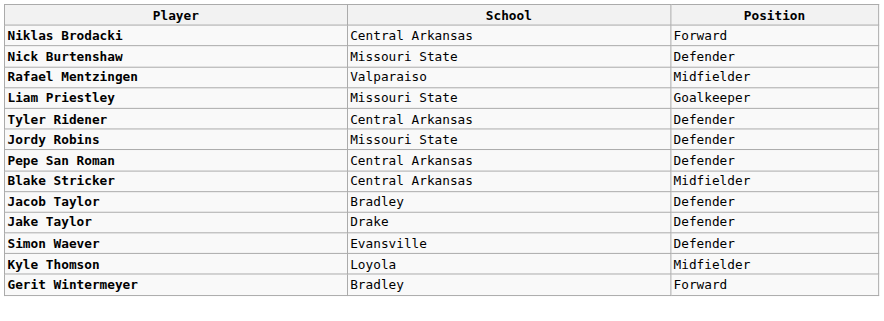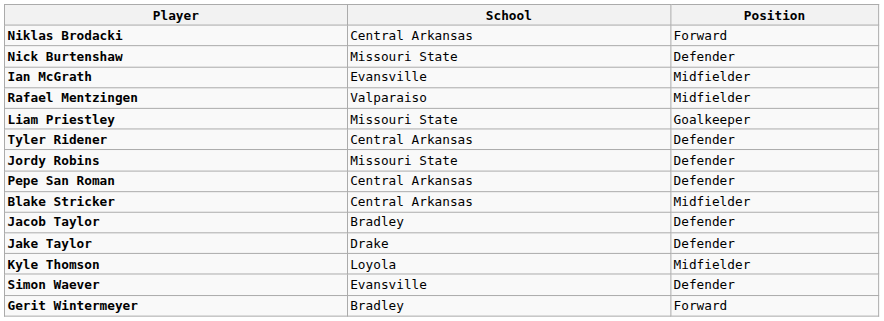+ row: (50, 77)
rows swapped: (54, 264) <-> (54, 243)
